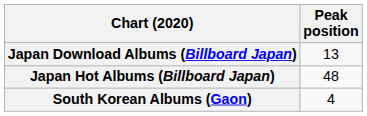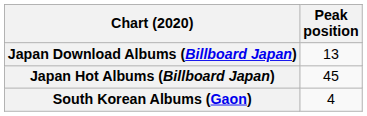(331, 76) 48 -> (331, 76) 45
